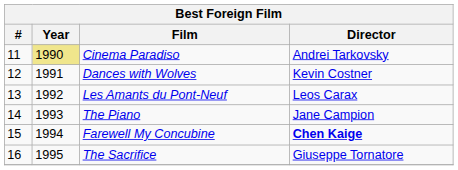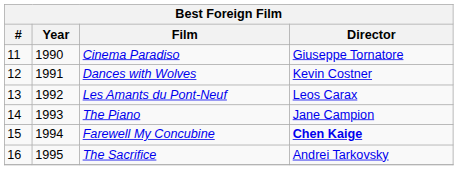(49, 54) khaki background -> (49, 54) no background
(341, 54) Andrei Tarkovsky -> (348, 54) Giuseppe Tornatore
(348, 154) Giuseppe Tornatore -> (341, 154) Andrei Tarkovsky
